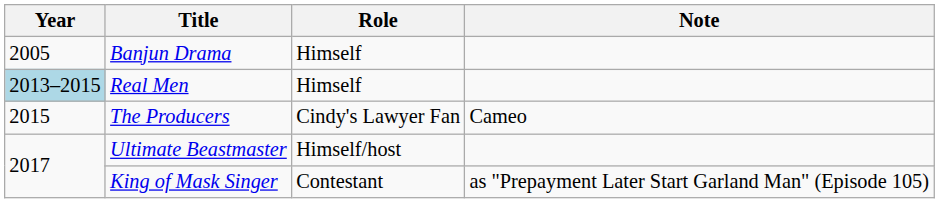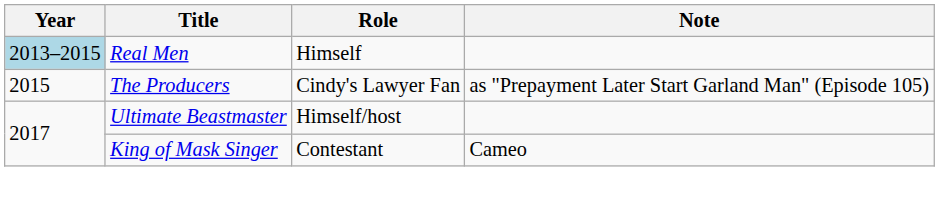- row: (171, 52)
(498, 117) Cameo -> (699, 85) as "Prepayment Later Start Garland Man" (Episode 105)
(699, 181) as "Prepayment Later Start Garland Man" (Episode 105) -> (498, 149) Cameo
